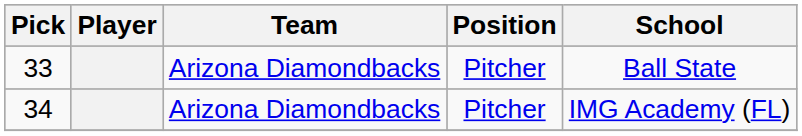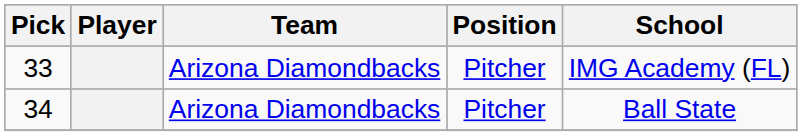(680, 67) Ball State -> (680, 67) IMG Academy (FL)
(680, 109) IMG Academy (FL) -> (680, 109) Ball State
